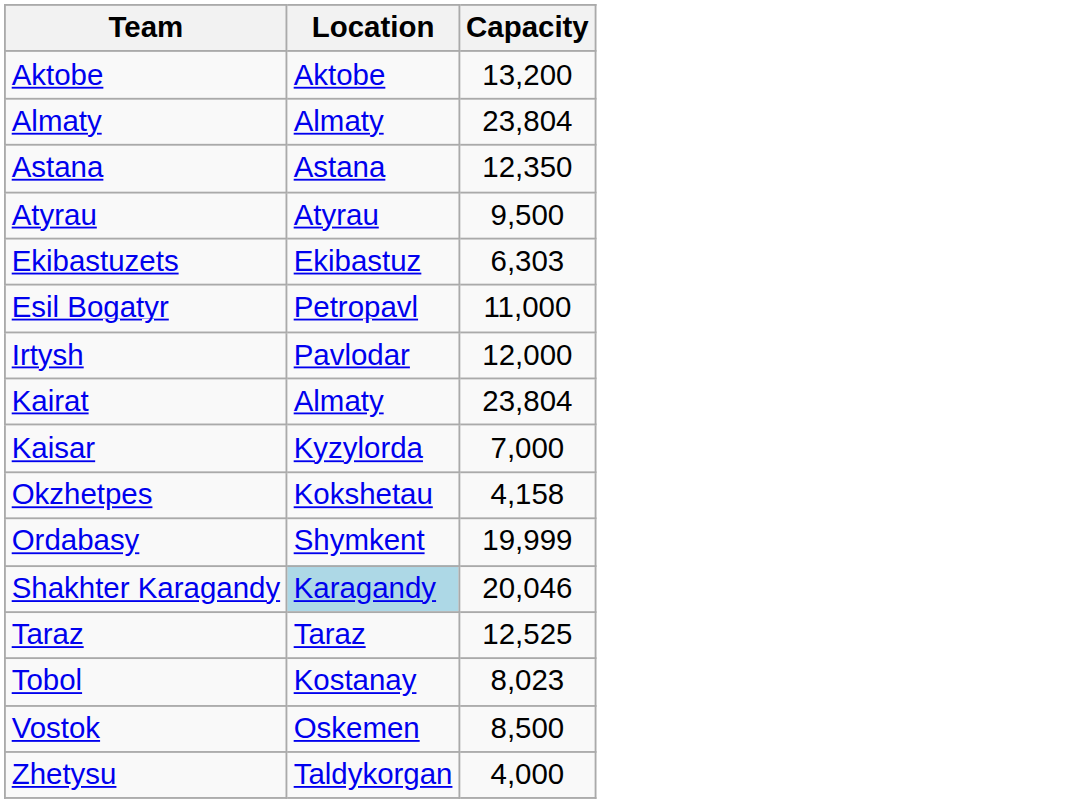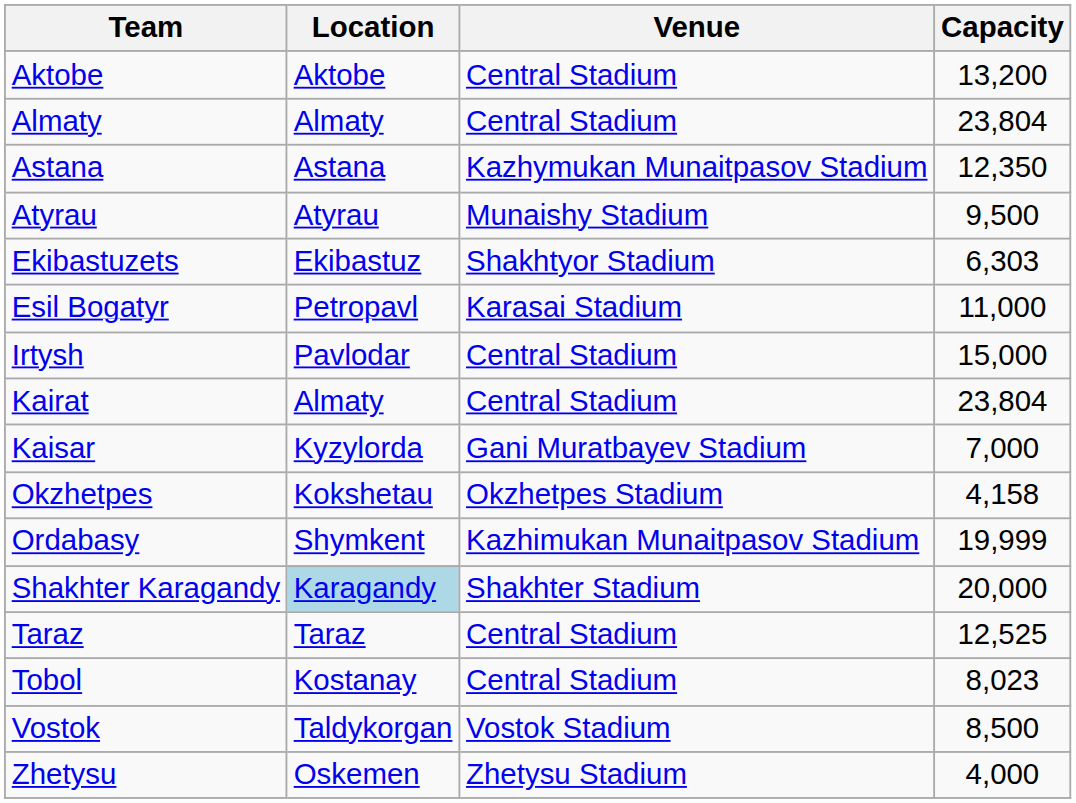+ column: (697, 27)
(527, 354) 12,000 -> (1002, 354) 15,000
(527, 588) 20,046 -> (1002, 588) 20,000
(357, 728) Oskemen -> (373, 728) Taldykorgan
(373, 774) Taldykorgan -> (357, 774) Oskemen
